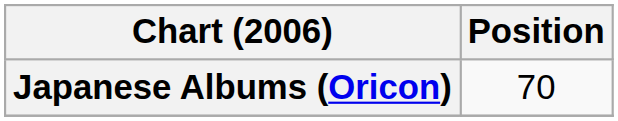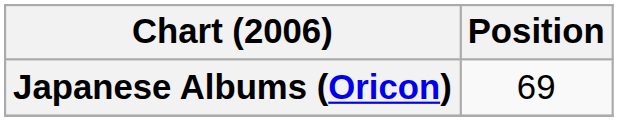(536, 87) 70 -> (536, 87) 69
